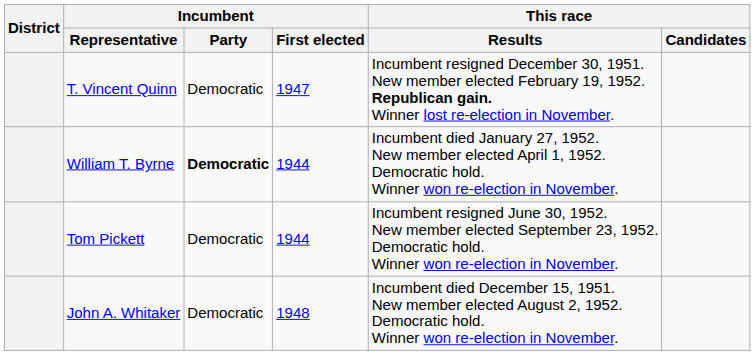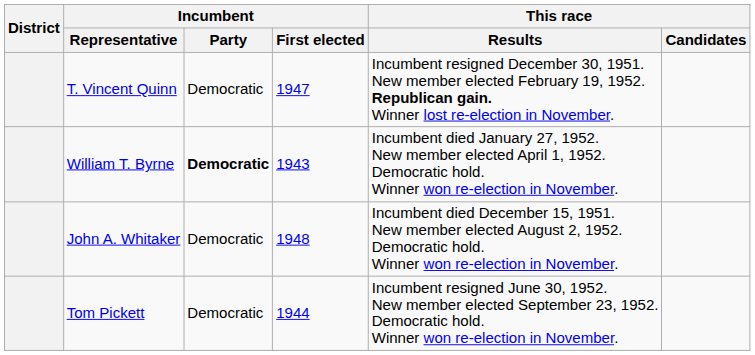(293, 164) 1944 -> (293, 164) 1943
rows swapped: (124, 313) <-> (106, 238)
